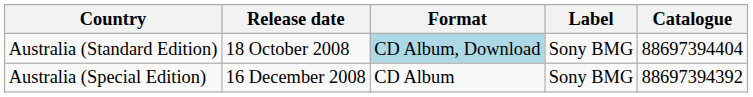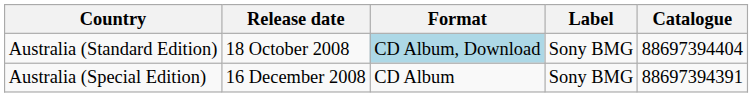(692, 77) 88697394392 -> (692, 77) 88697394391
